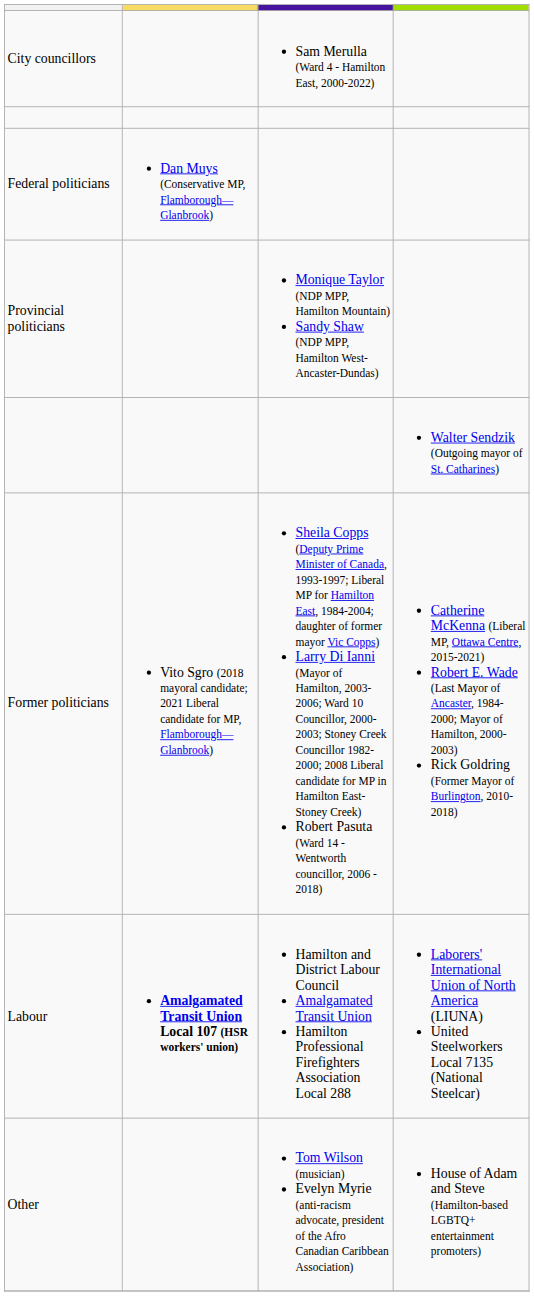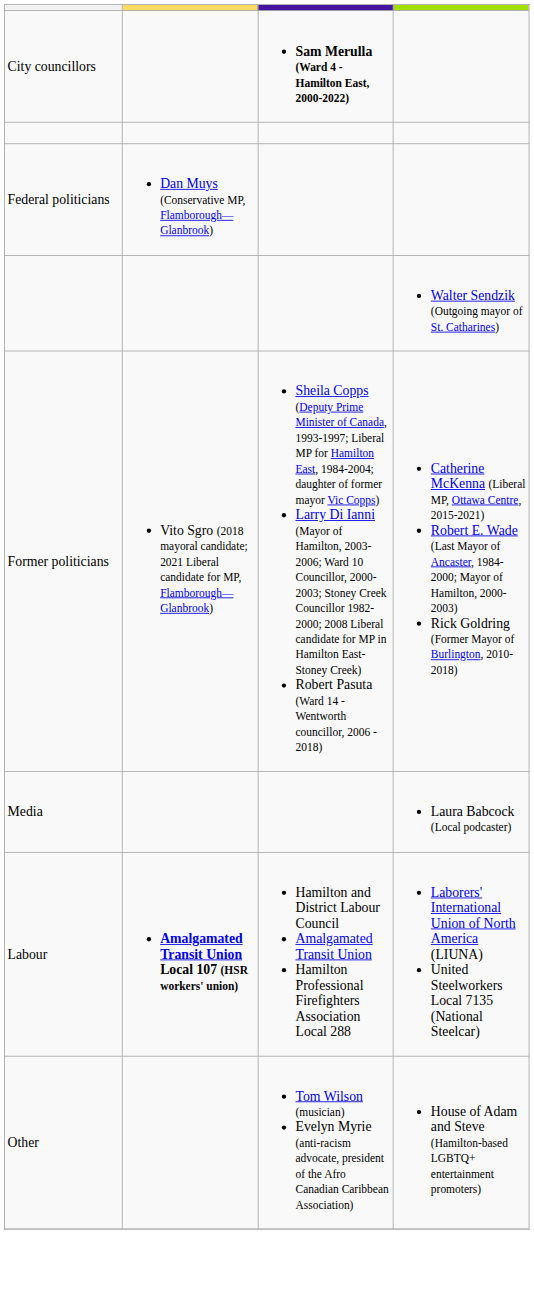(326, 66) normal -> (326, 74) bold
- row: (36, 318)
+ row: (25, 811)
